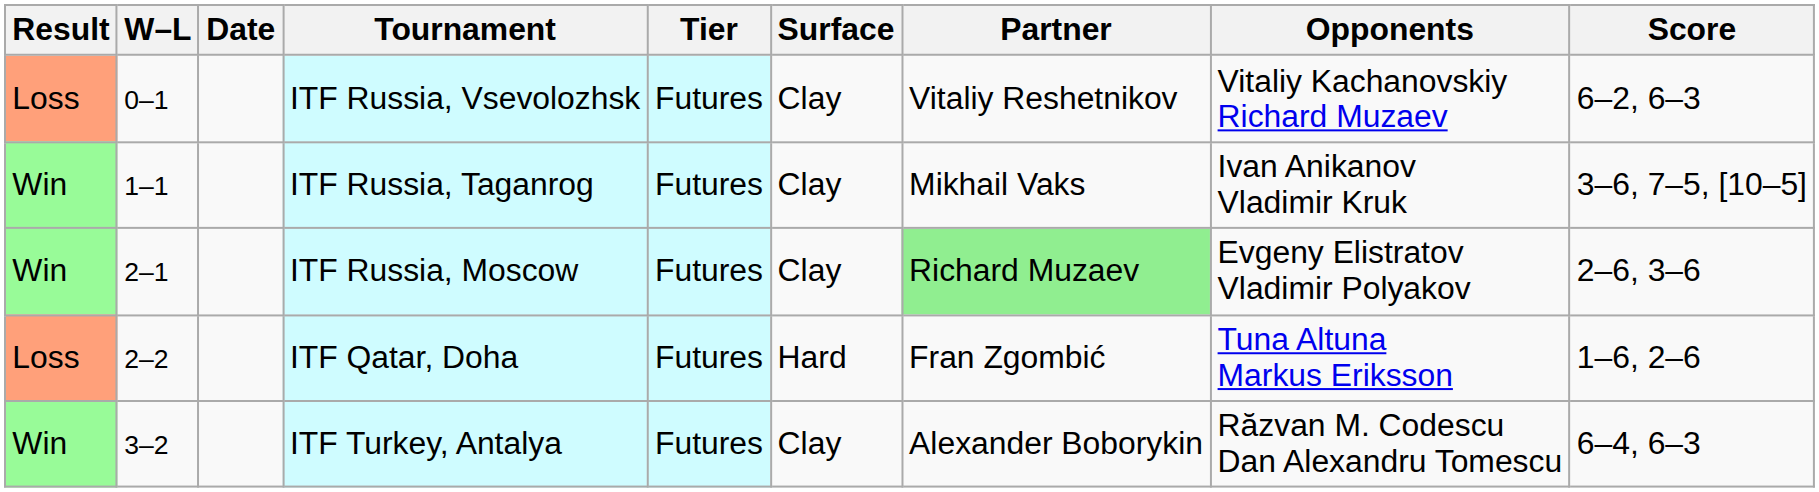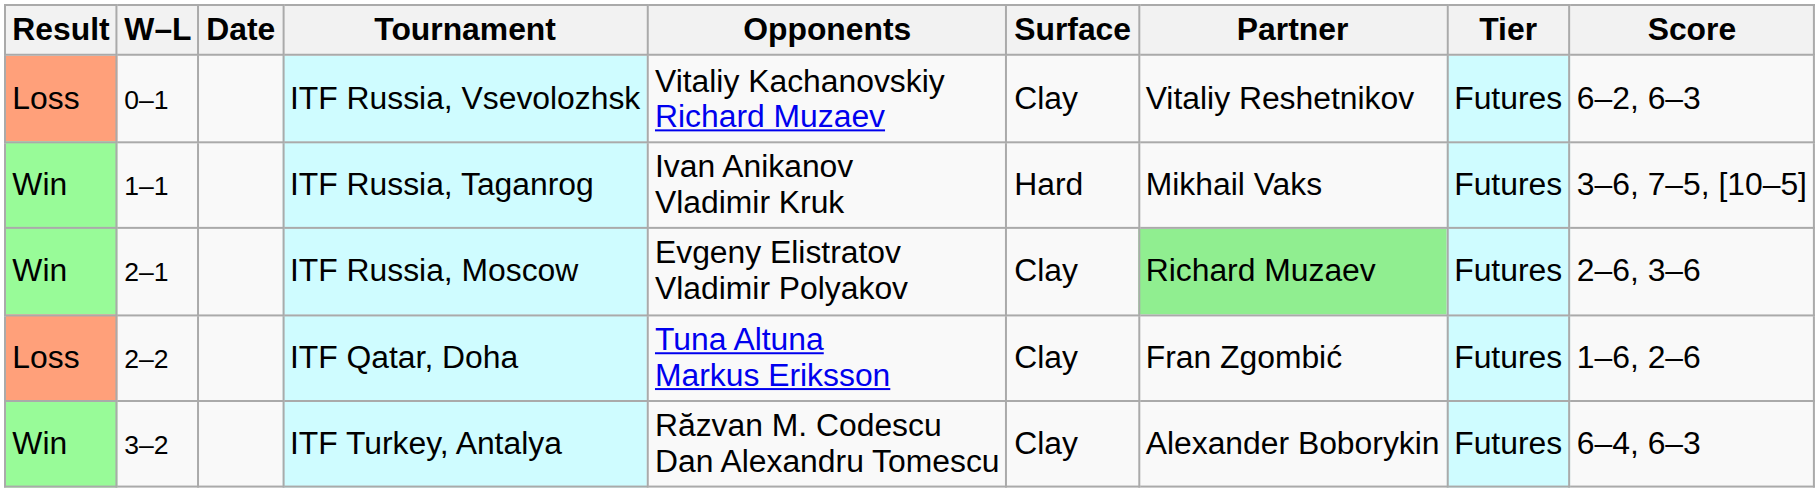columns swapped: (709, 29) <-> (1390, 29)
(809, 184) Clay -> (1049, 184) Hard
(812, 357) Hard -> (1046, 357) Clay
